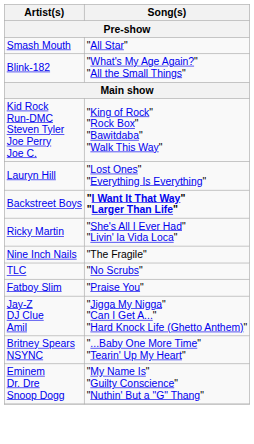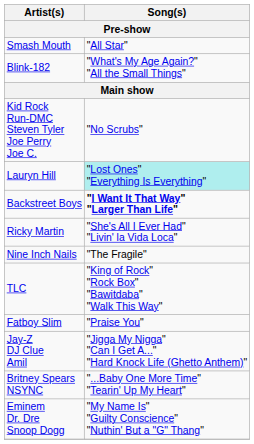(125, 130) "King of Rock" "Rock Box" "Bawitdaba" "Walk This Way" -> (115, 130) "No Scrubs"
(146, 176) no background -> (146, 176) paleturquoise background
(115, 271) "No Scrubs" -> (125, 288) "King of Rock" "Rock Box" "Bawitdaba" "Walk This Way"
